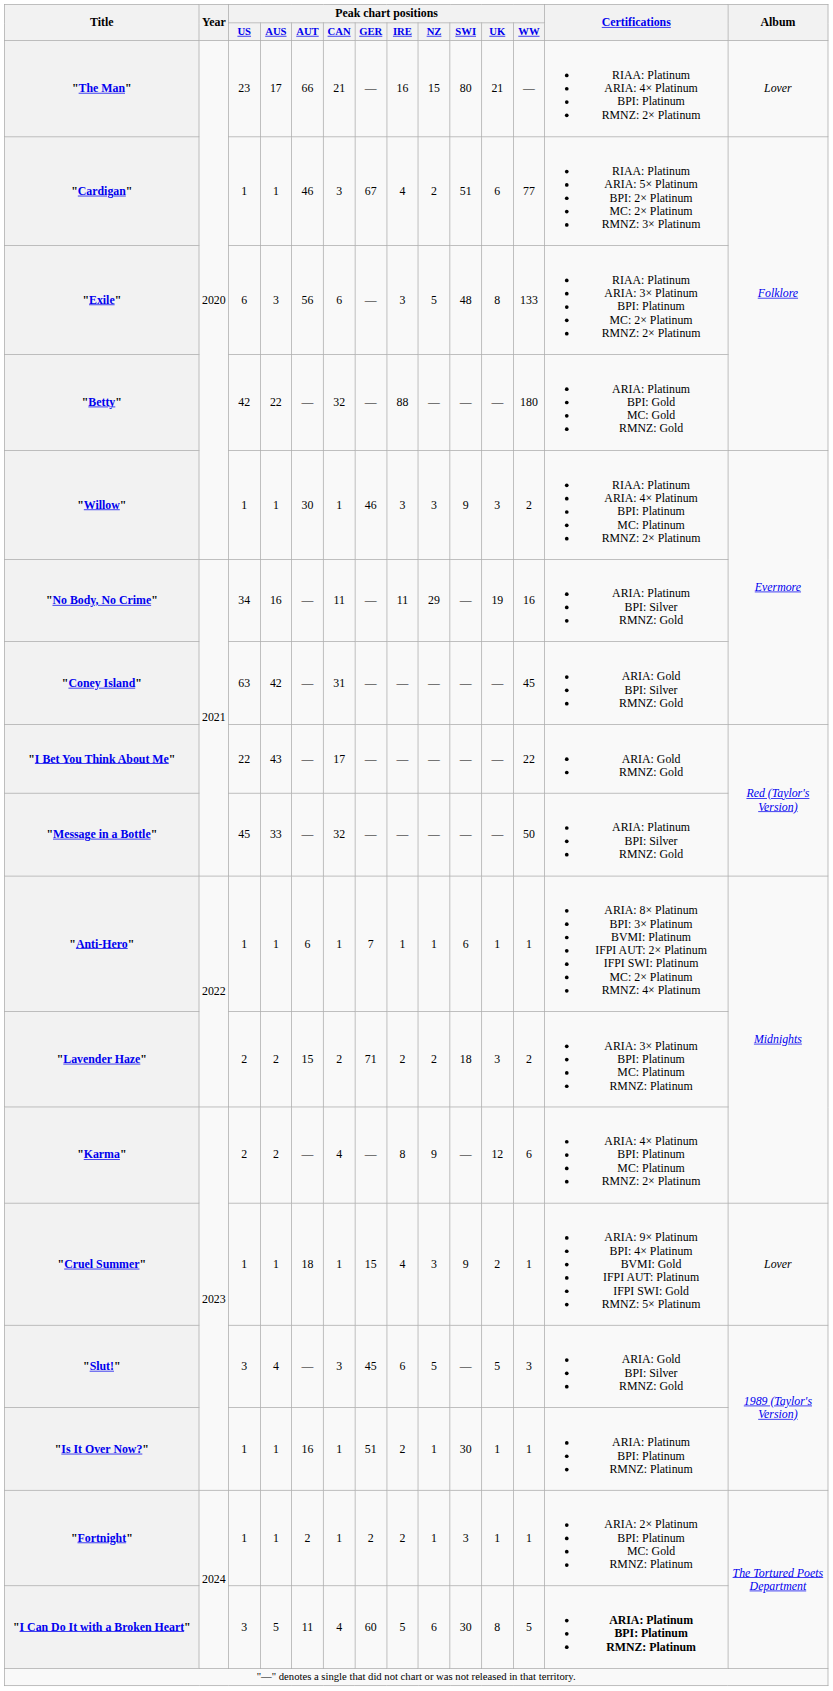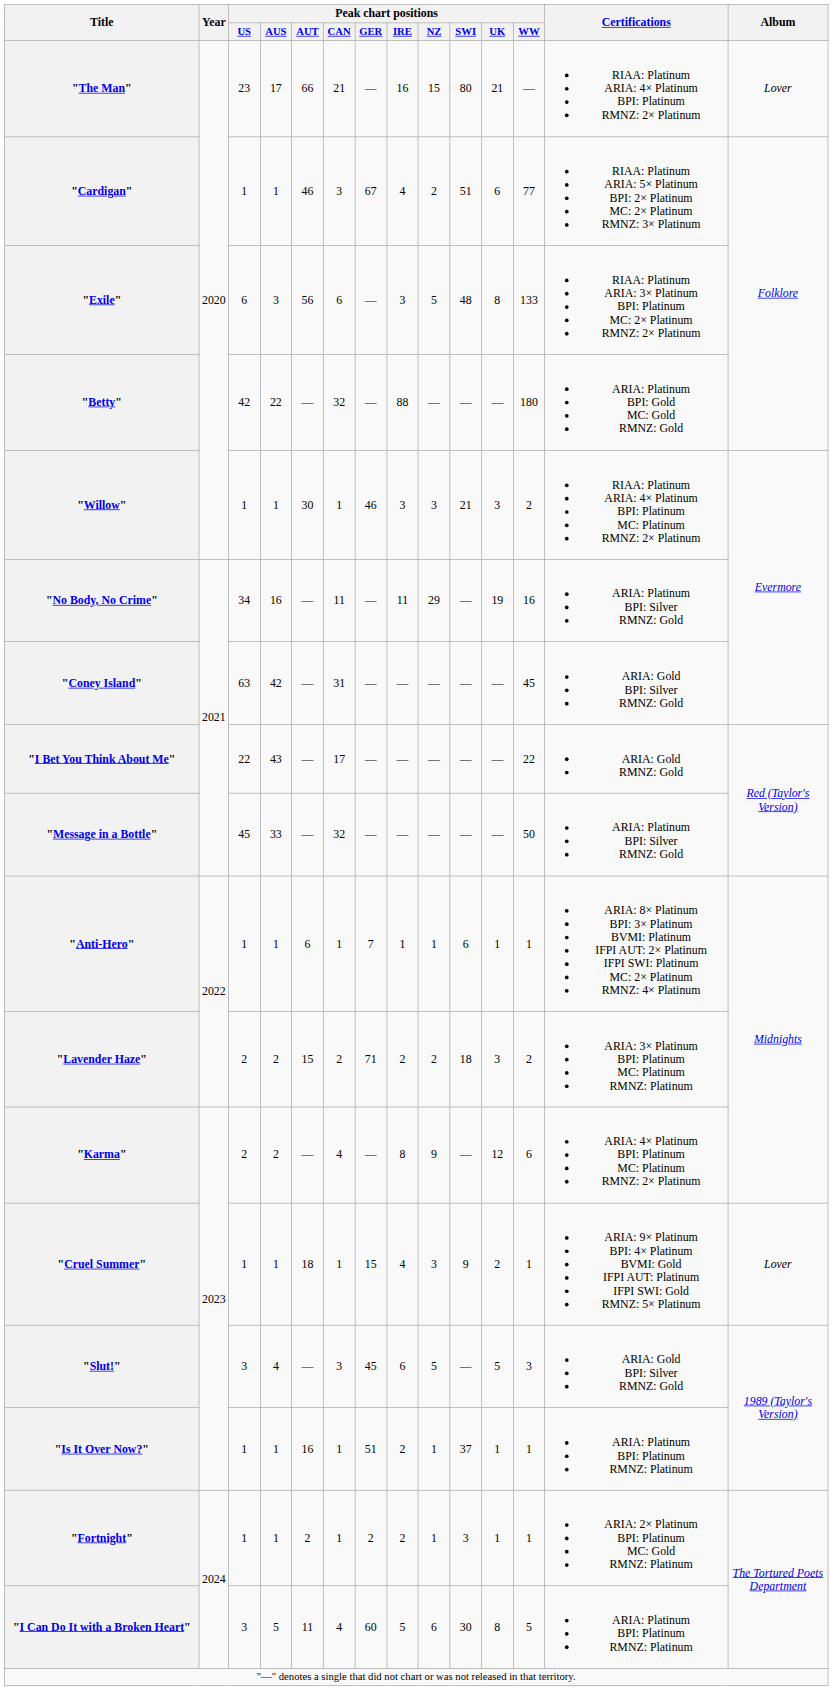(466, 504) 9 -> (466, 504) 21
(466, 1449) 30 -> (466, 1449) 37
(636, 1634) bold -> (636, 1634) normal
